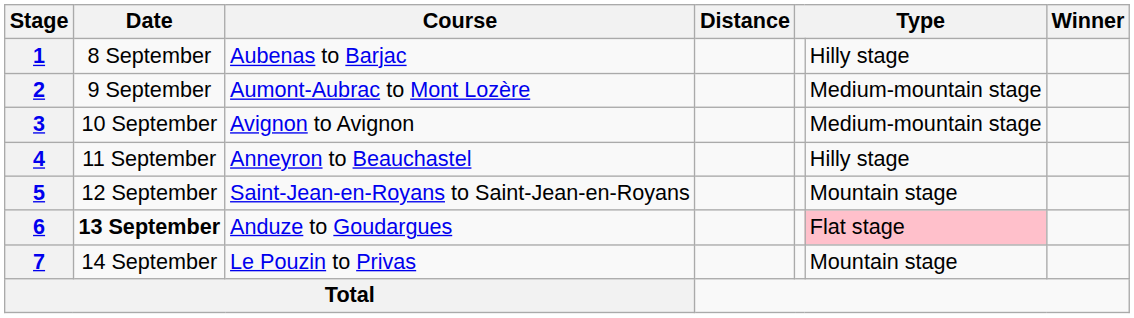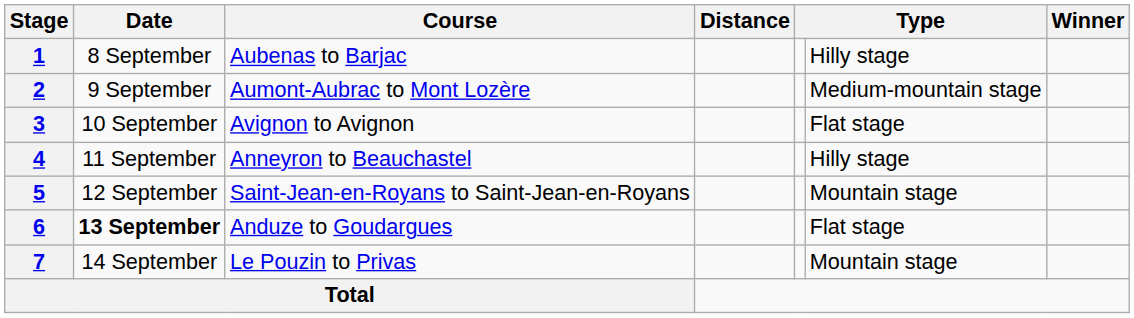(926, 124) Medium-mountain stage -> (857, 124) Flat stage
(857, 227) pink background -> (857, 227) no background
